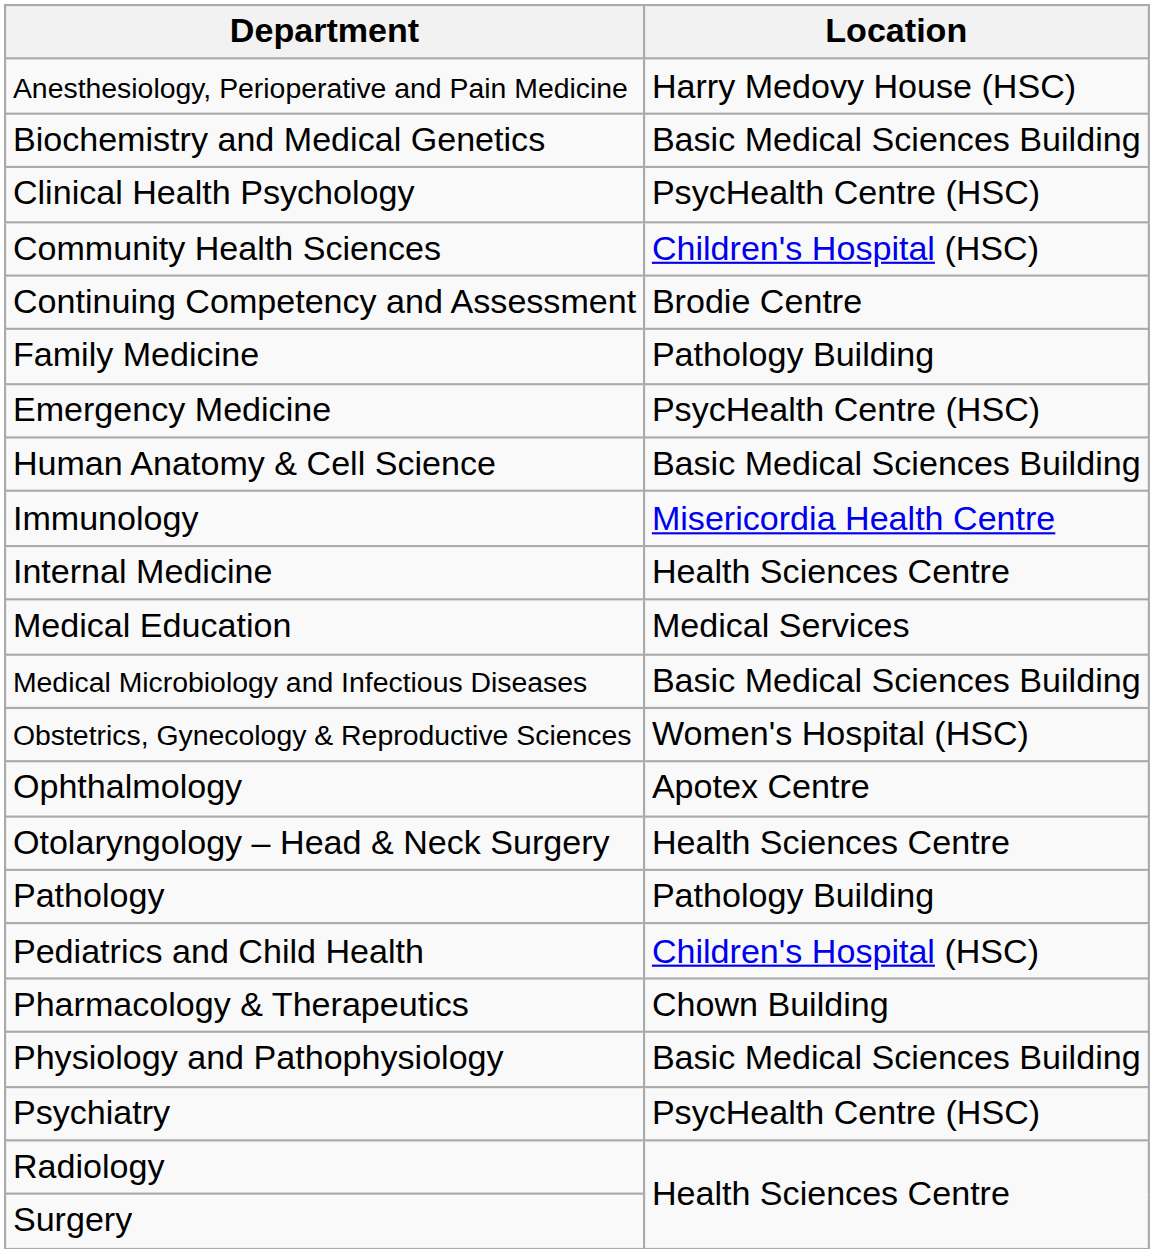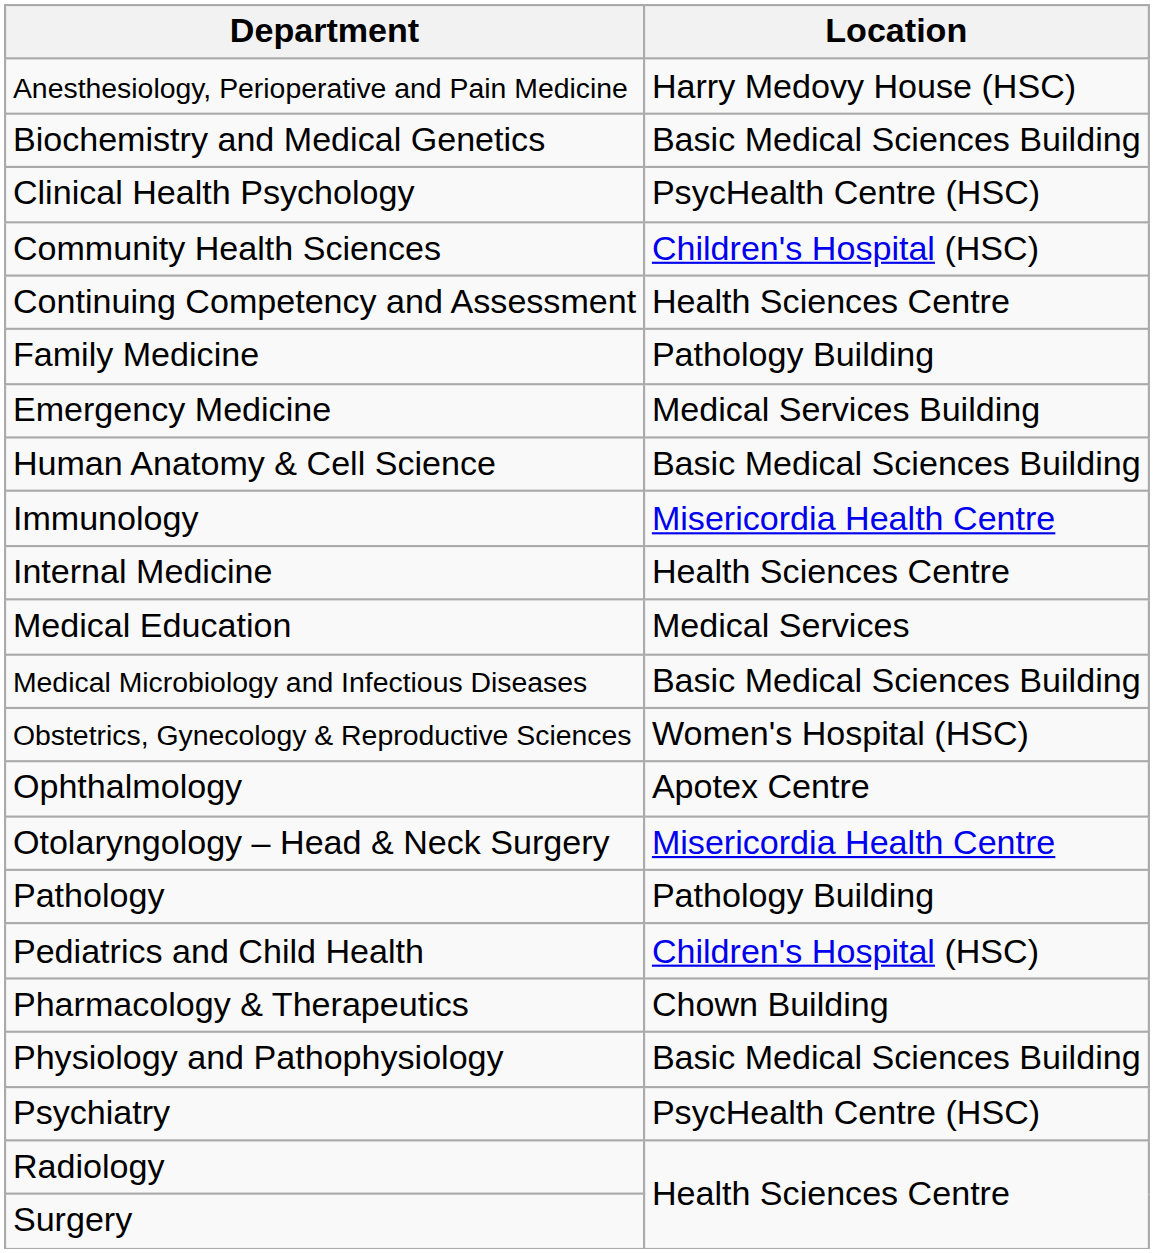(757, 301) Brodie Centre -> (831, 301) Health Sciences Centre
(846, 409) PsycHealth Centre (HSC) -> (846, 409) Medical Services Building
(831, 842) Health Sciences Centre -> (854, 842) Misericordia Health Centre
